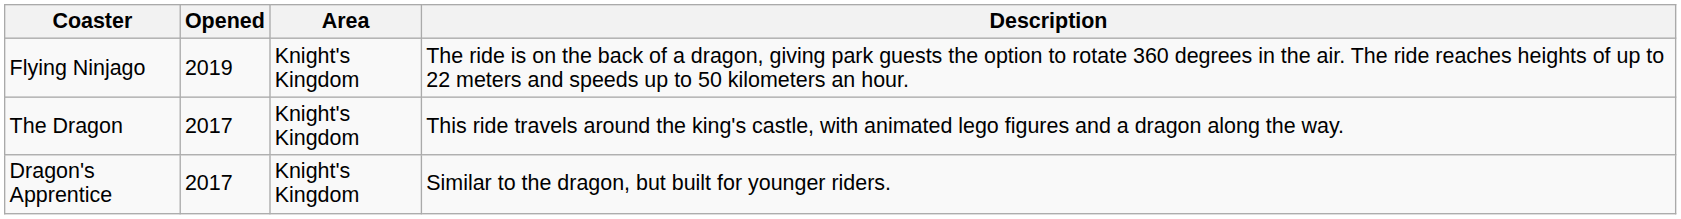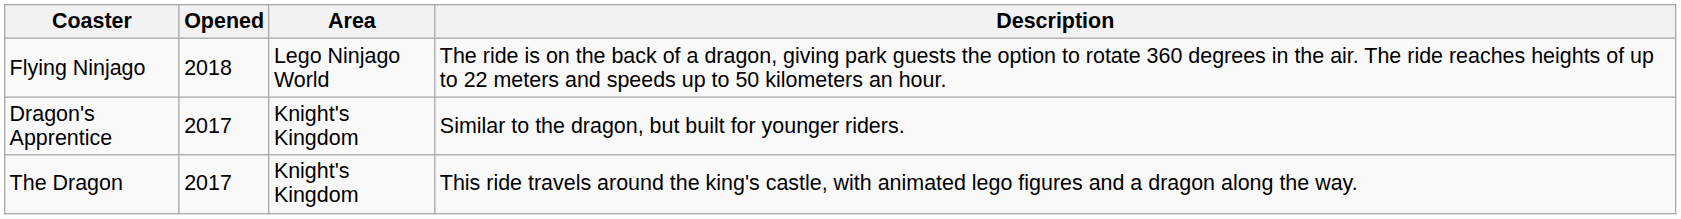(209, 67) 2019 -> (208, 67) 2018
(317, 67) Knight's Kingdom -> (337, 67) Lego Ninjago World
rows swapped: (66, 125) <-> (61, 183)
